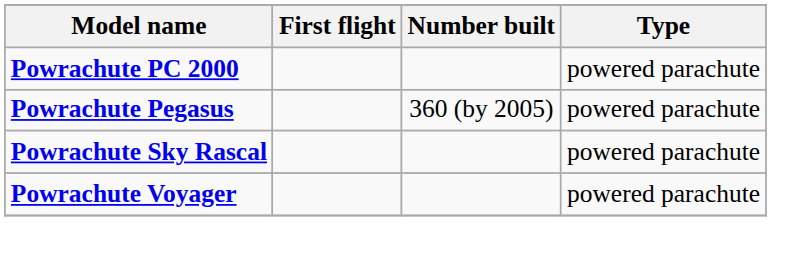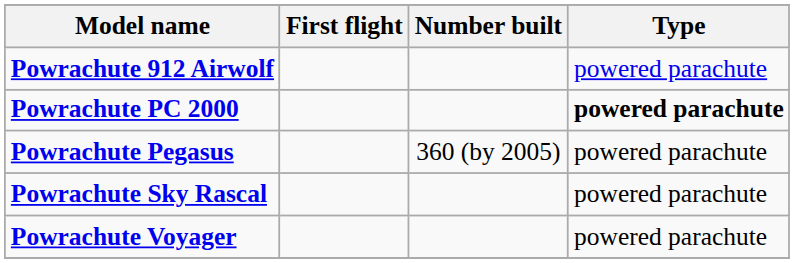+ row: (142, 67)
(664, 67) normal -> (679, 109) bold
